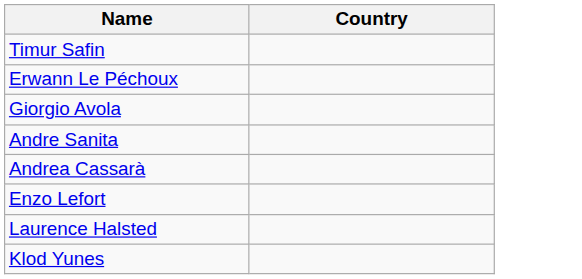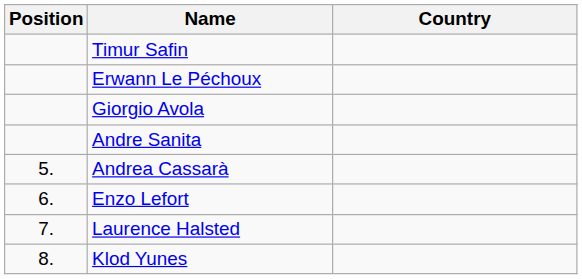+ column: (46, 19)
